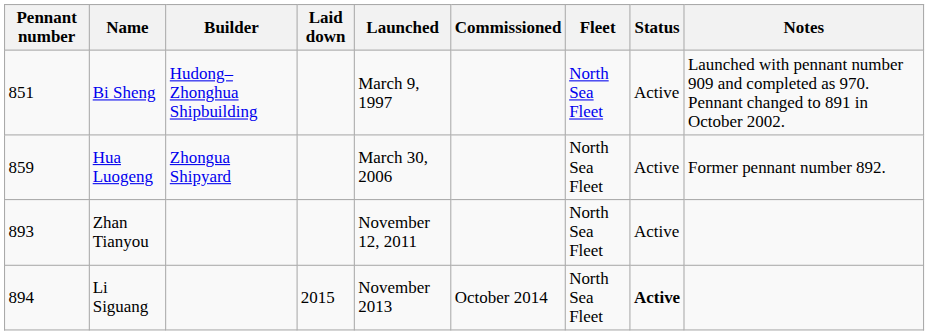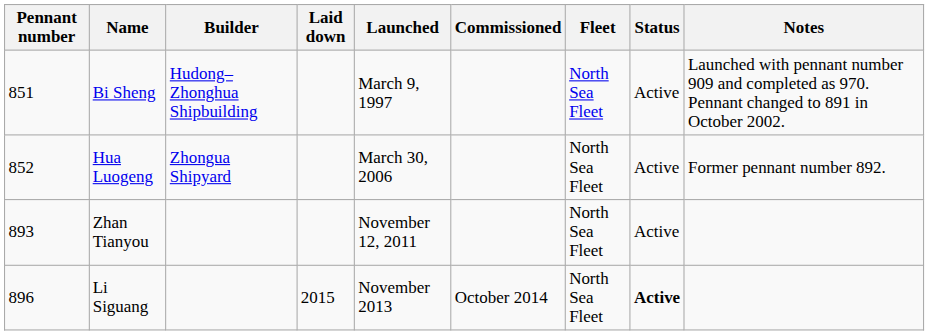(21, 167) 859 -> (21, 167) 852
(21, 297) 894 -> (21, 297) 896
